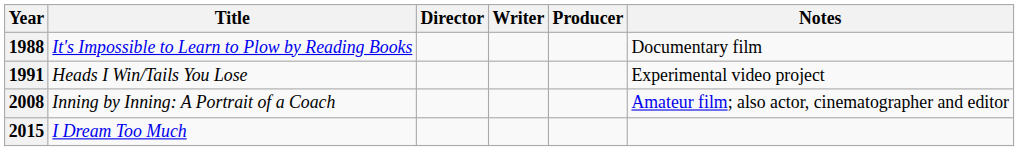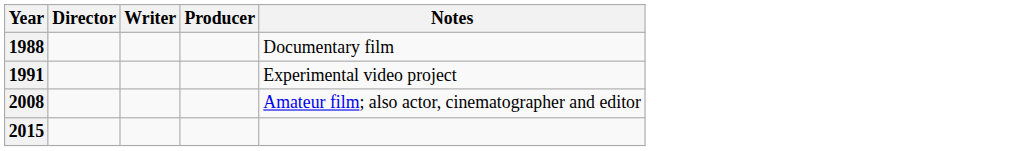- column: (232, 18)
